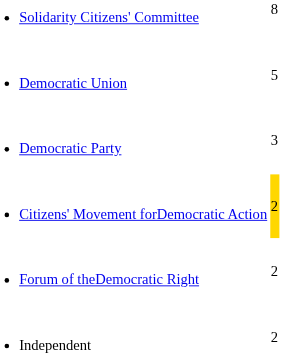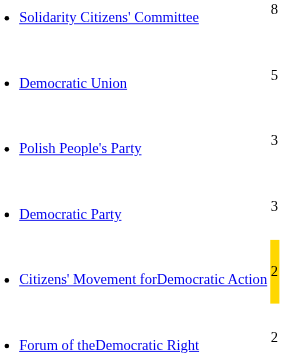+ row: (125, 149)
- row: (125, 345)
